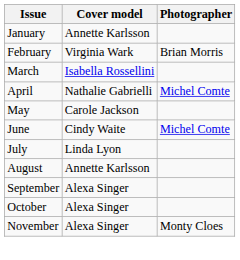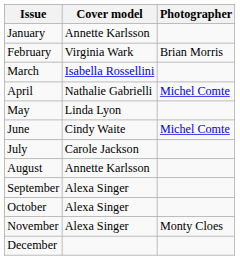(102, 110) Carole Jackson -> (93, 110) Linda Lyon
(93, 149) Linda Lyon -> (102, 149) Carole Jackson
+ row: (32, 245)
